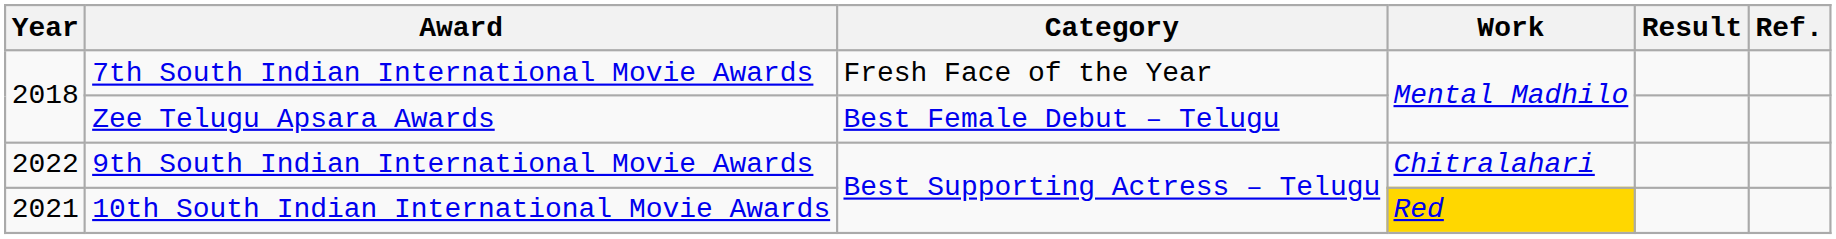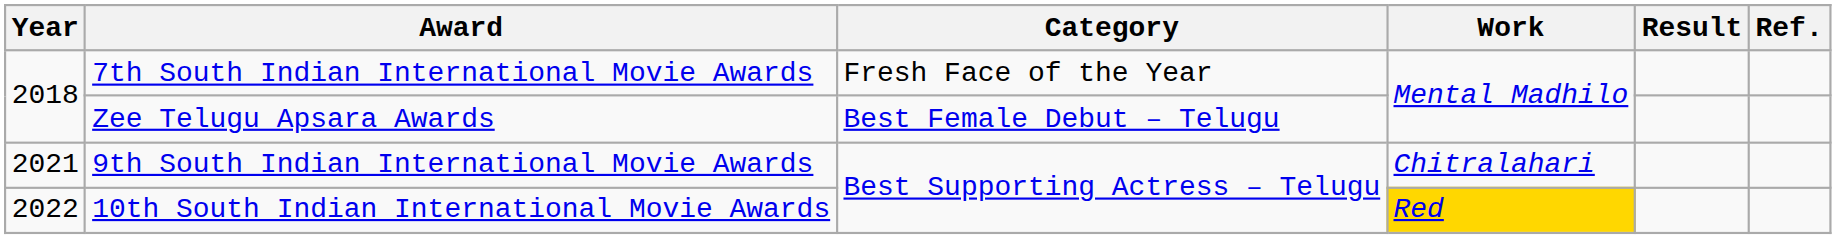(45, 165) 2022 -> (45, 165) 2021
(45, 210) 2021 -> (45, 210) 2022
